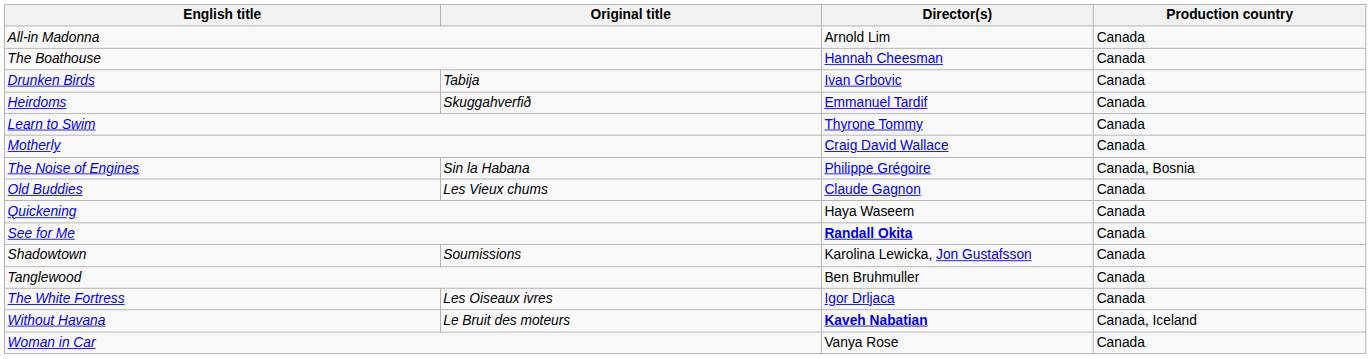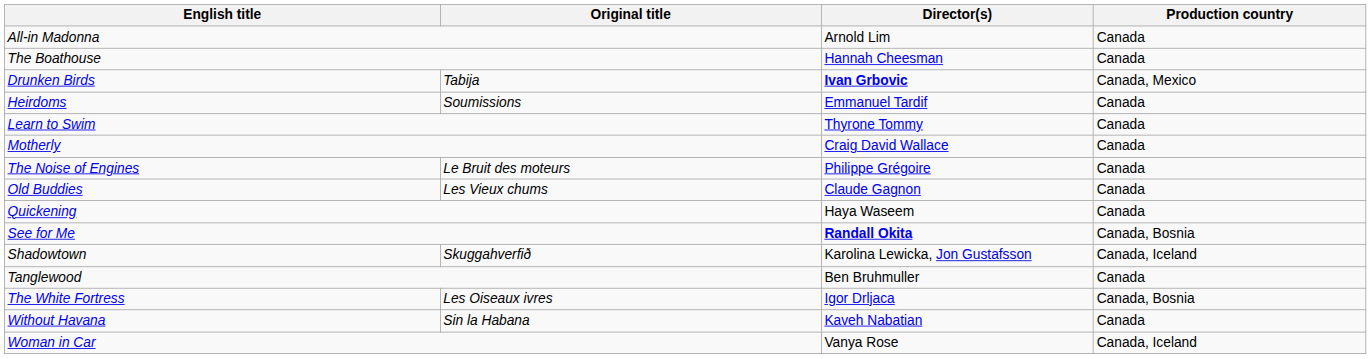(863, 80) normal -> (866, 80) bold
(1121, 80) Canada -> (1146, 80) Canada, Mexico
(487, 102) Skuggahverfið -> (482, 102) Soumissions
(486, 168) Sin la Habana -> (507, 168) Le Bruit des moteurs
(1146, 168) Canada, Bosnia -> (1121, 168) Canada
(1121, 233) Canada -> (1146, 233) Canada, Bosnia
(482, 255) Soumissions -> (487, 255) Skuggahverfið
(1121, 255) Canada -> (1147, 255) Canada, Iceland
(1121, 299) Canada -> (1146, 299) Canada, Bosnia
(507, 320) Le Bruit des moteurs -> (486, 320) Sin la Habana
(876, 320) bold -> (873, 320) normal
(1147, 320) Canada, Iceland -> (1121, 320) Canada
(1121, 342) Canada -> (1147, 342) Canada, Iceland
